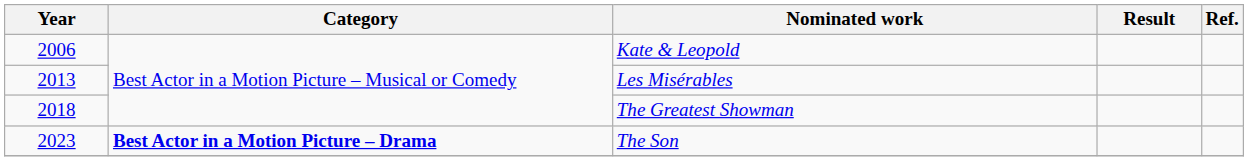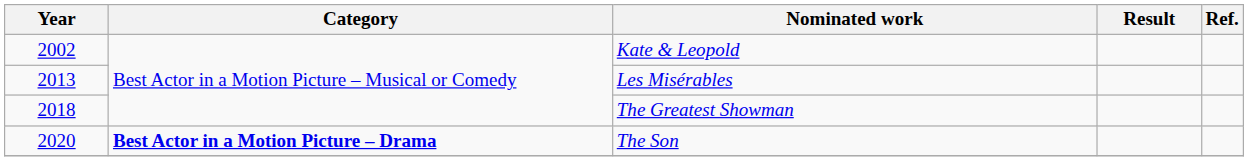(57, 49) 2006 -> (57, 49) 2002
(57, 140) 2023 -> (57, 140) 2020
